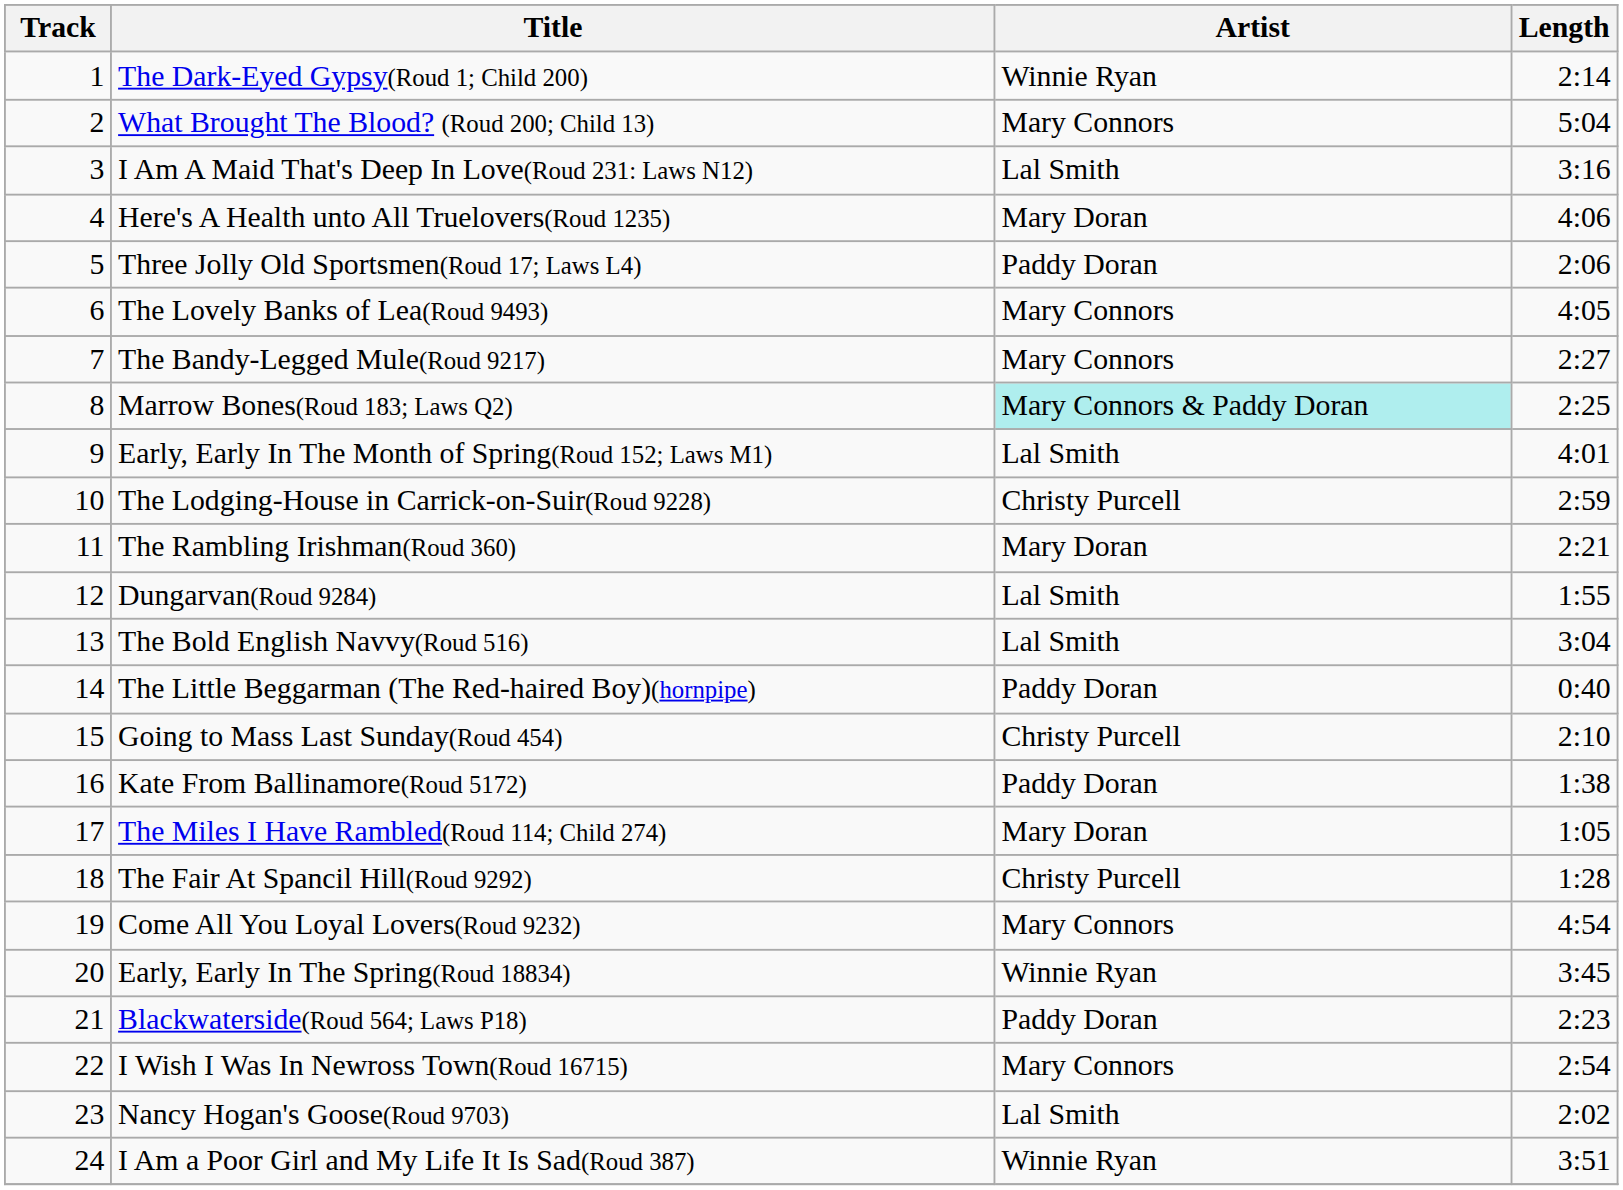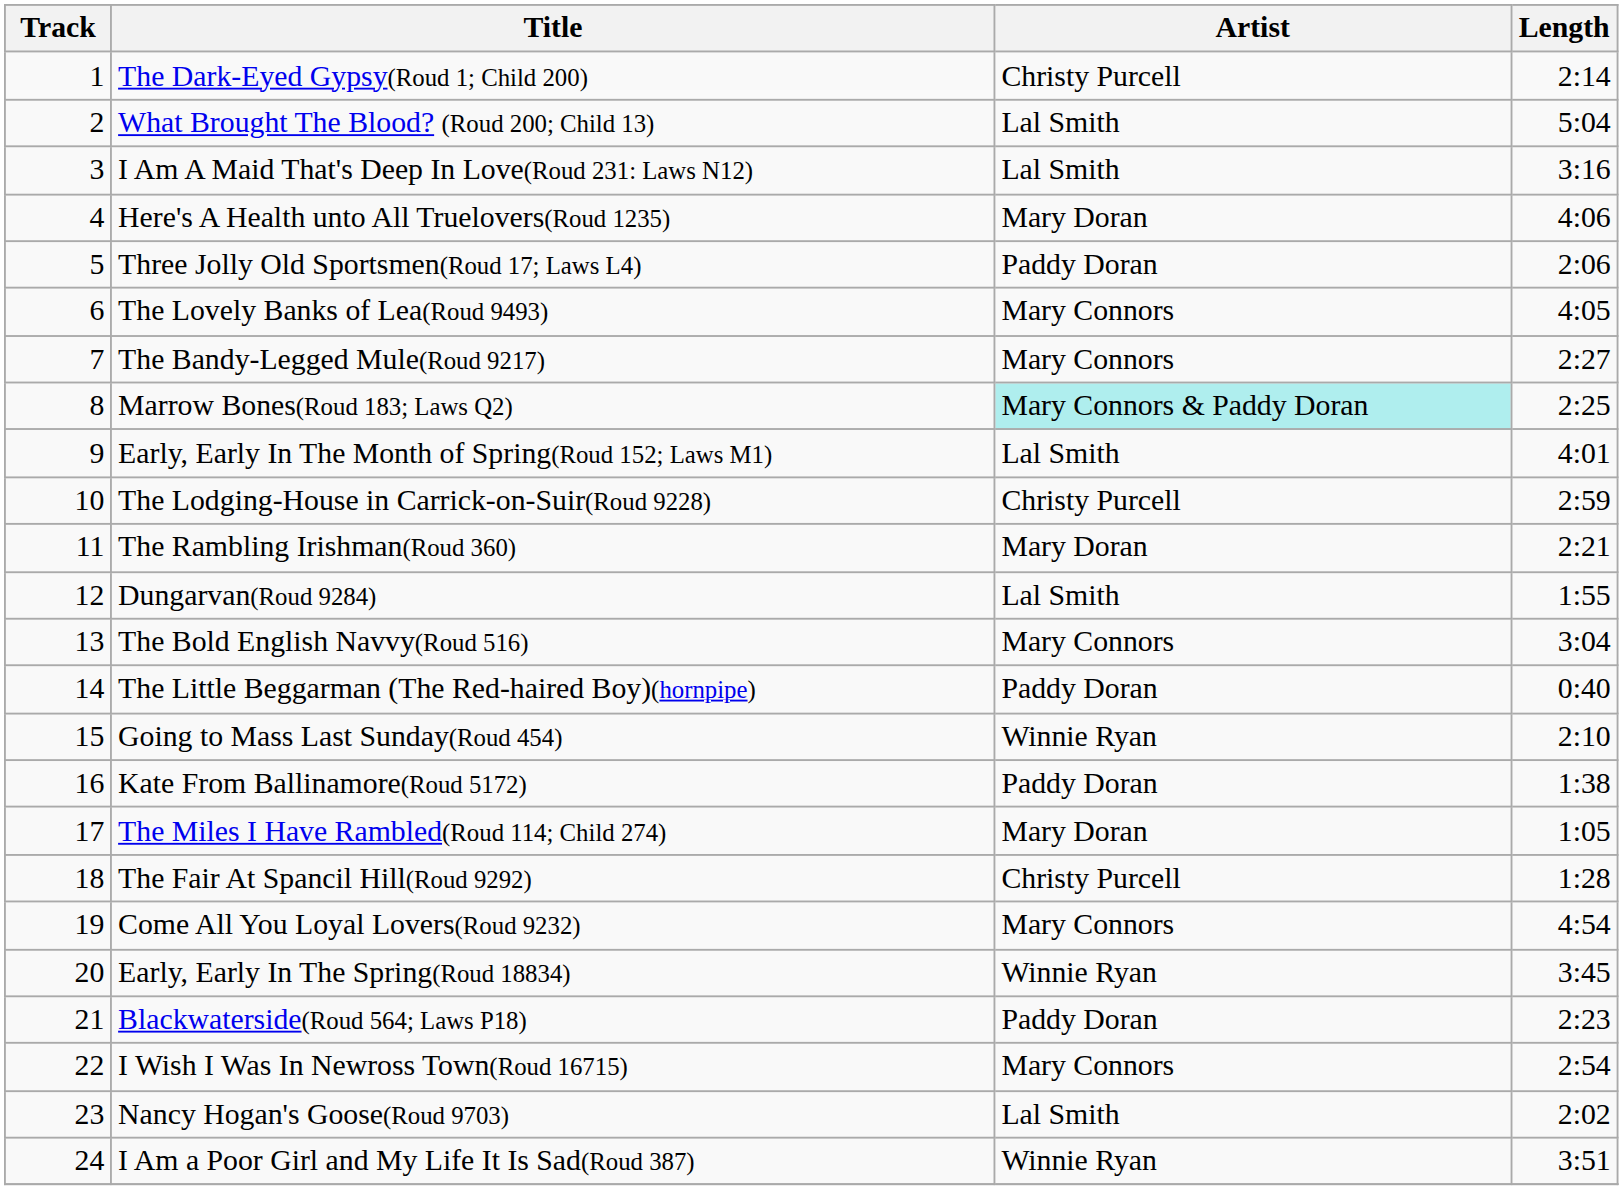(1079, 75) Winnie Ryan -> (1091, 75) Christy Purcell
(1088, 122) Mary Connors -> (1061, 122) Lal Smith
(1061, 641) Lal Smith -> (1088, 641) Mary Connors
(1091, 736) Christy Purcell -> (1079, 736) Winnie Ryan
